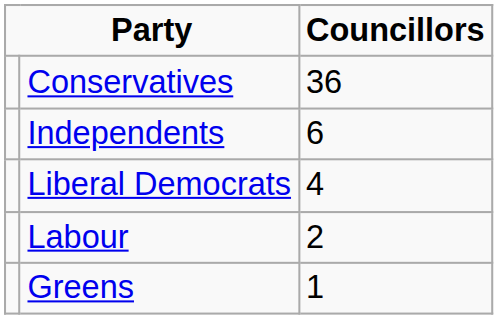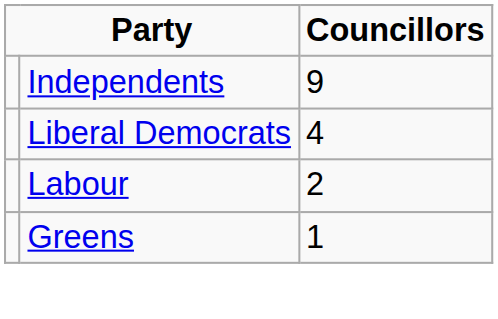- row: (130, 81)
(315, 133) 6 -> (315, 81) 9
